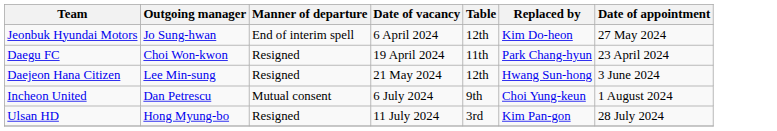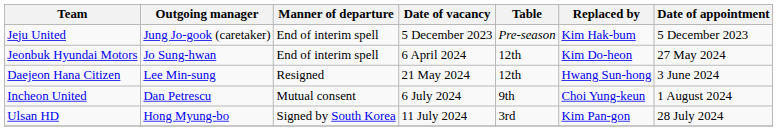+ row: (37, 34)
- row: (33, 55)
(276, 116) Resigned -> (336, 116) Signed by South Korea
